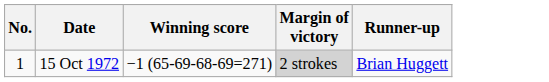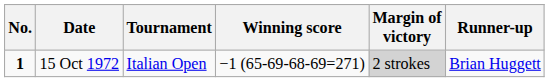+ column: (169, 27)
(20, 63) normal -> (20, 63) bold
